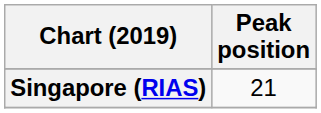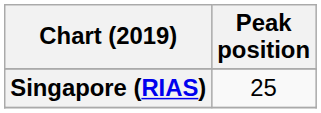(264, 88) 21 -> (264, 88) 25
